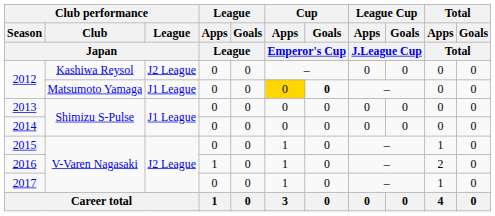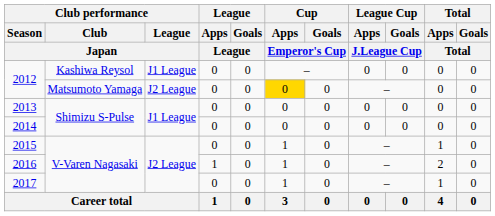(172, 70) J2 League -> (172, 70) J1 League
(172, 88) J1 League -> (172, 88) J2 League
(327, 88) bold -> (327, 88) normal
